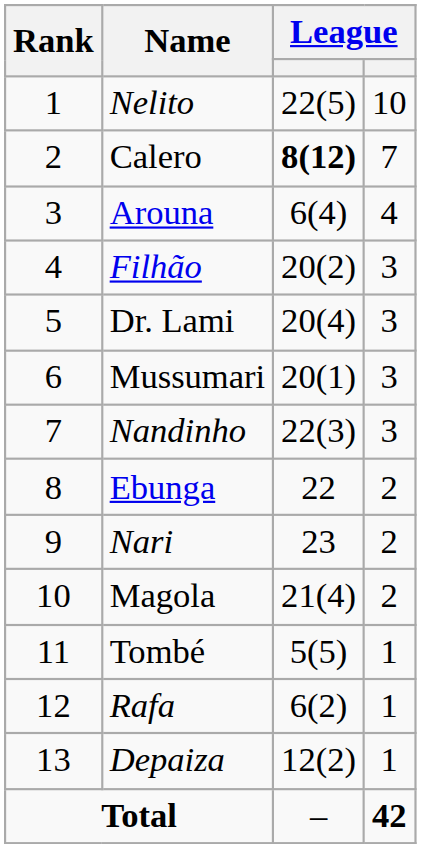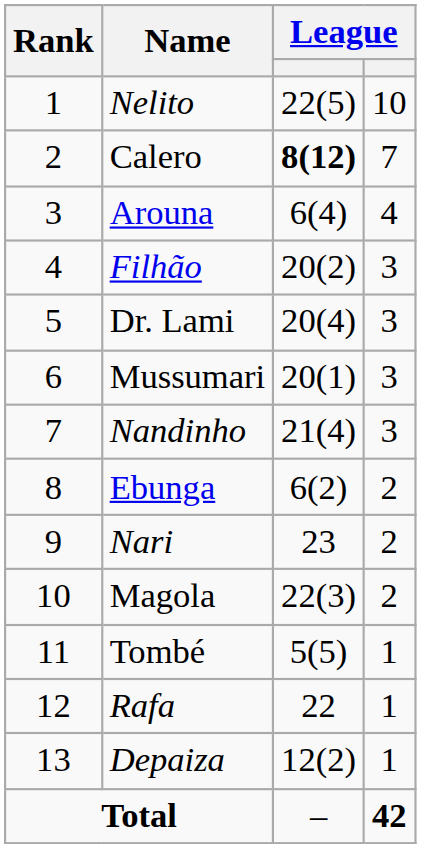(319, 431) 22(3) -> (319, 431) 21(4)
(319, 486) 22 -> (319, 486) 6(2)
(319, 595) 21(4) -> (319, 595) 22(3)
(319, 705) 6(2) -> (319, 705) 22
